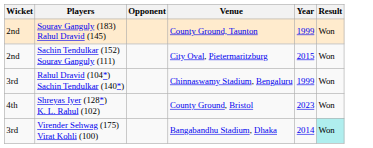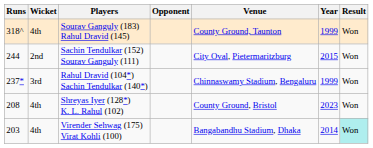+ column: (16, 12)
(13, 31) 2nd -> (36, 31) 4th
(12, 131) 3rd -> (36, 131) 4th
